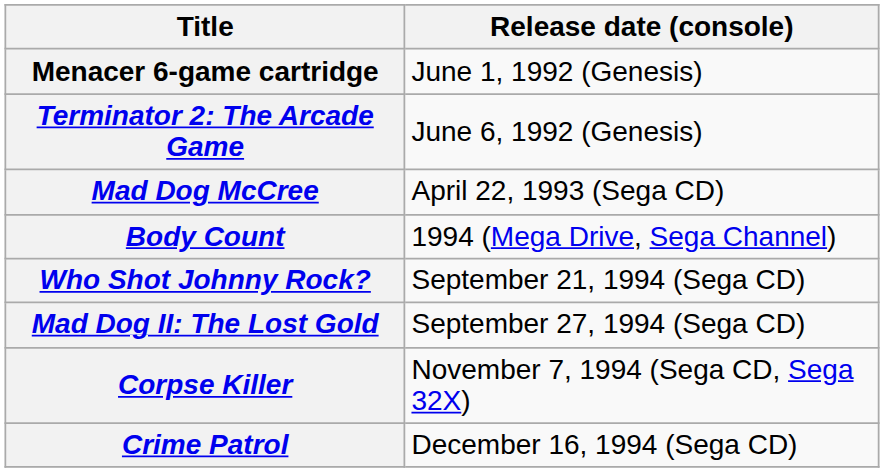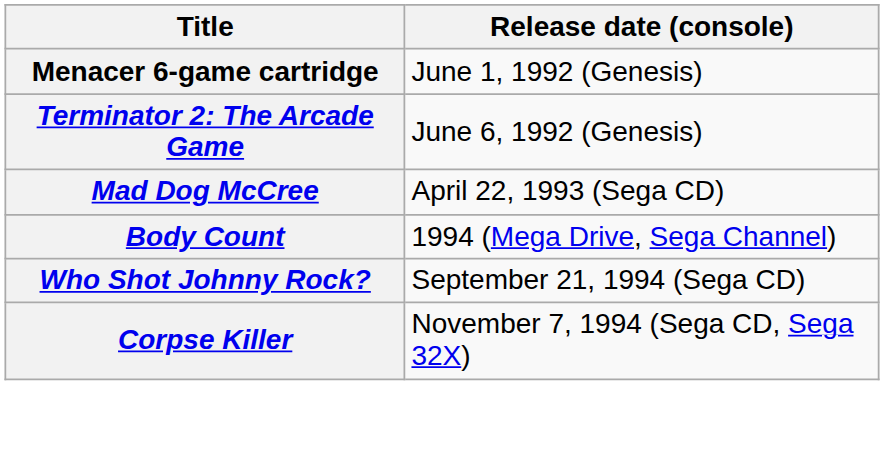- row: (205, 324)
- row: (205, 444)
